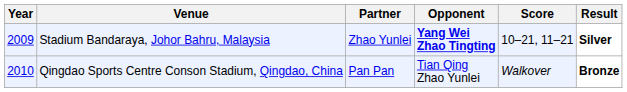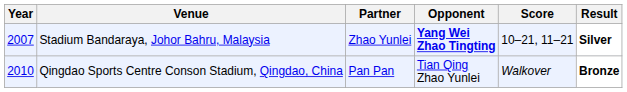(21, 40) 2009 -> (21, 40) 2007
